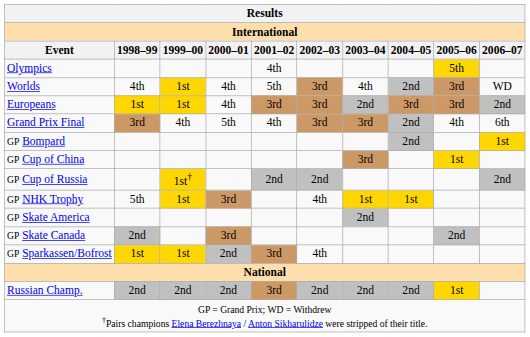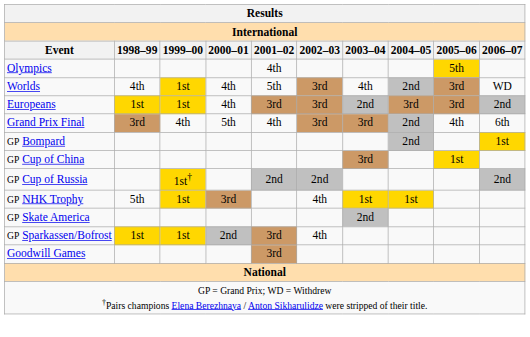- row: (46, 235)
+ row: (46, 254)
- row: (45, 290)
